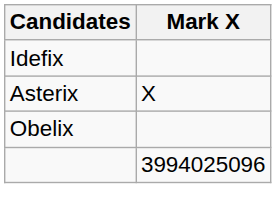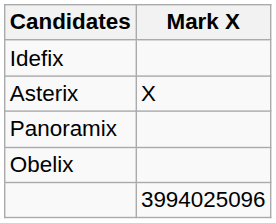+ row: (63, 128)
